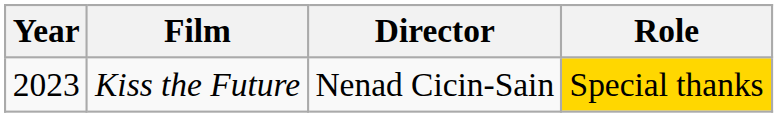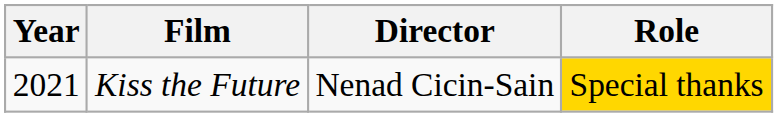(46, 84) 2023 -> (46, 84) 2021
